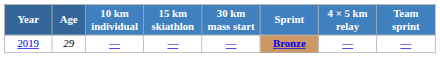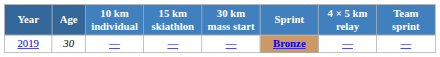(69, 44) 29 -> (69, 44) 30
